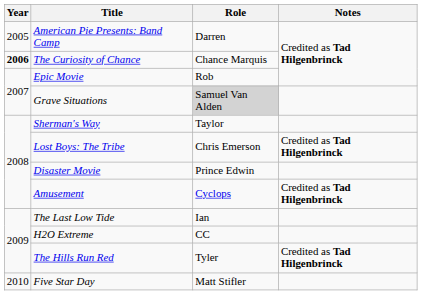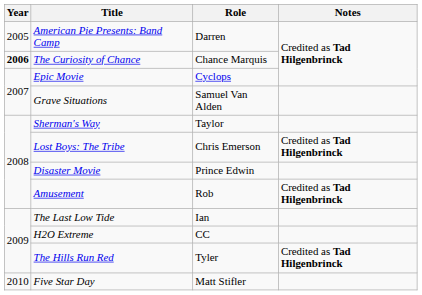(204, 77) Rob -> (213, 77) Cyclops
(221, 100) lightgrey background -> (221, 100) no background
(213, 194) Cyclops -> (204, 194) Rob
